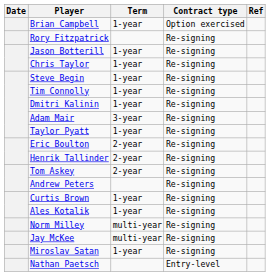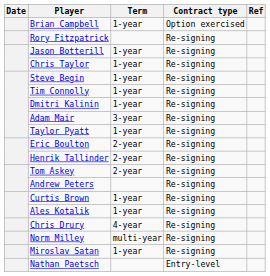+ row: (57, 225)
- row: (52, 238)
